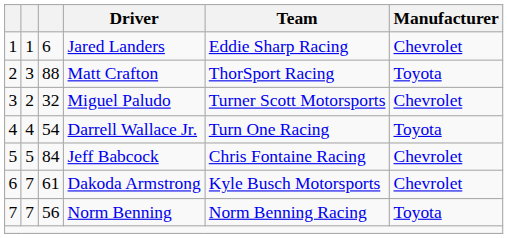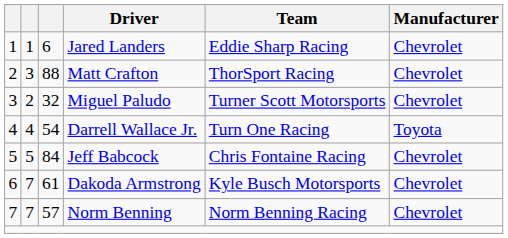(418, 73) Toyota -> (428, 73) Chevrolet
(51, 211) 56 -> (51, 211) 57
(418, 211) Toyota -> (428, 211) Chevrolet
